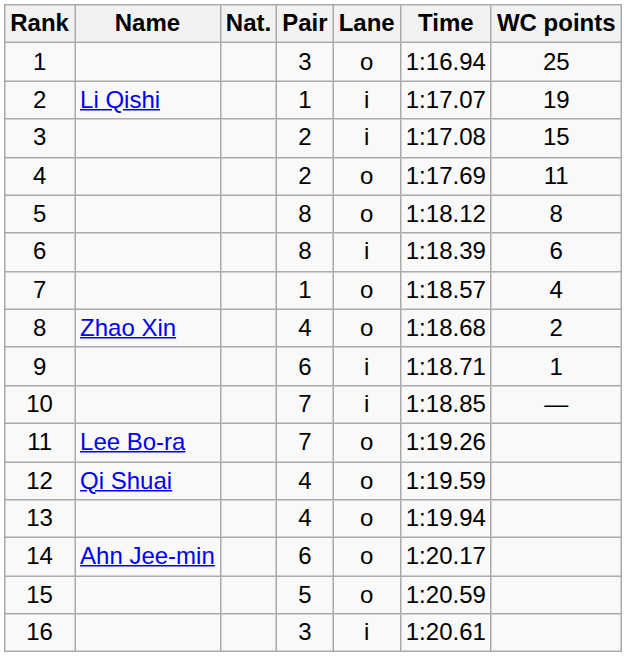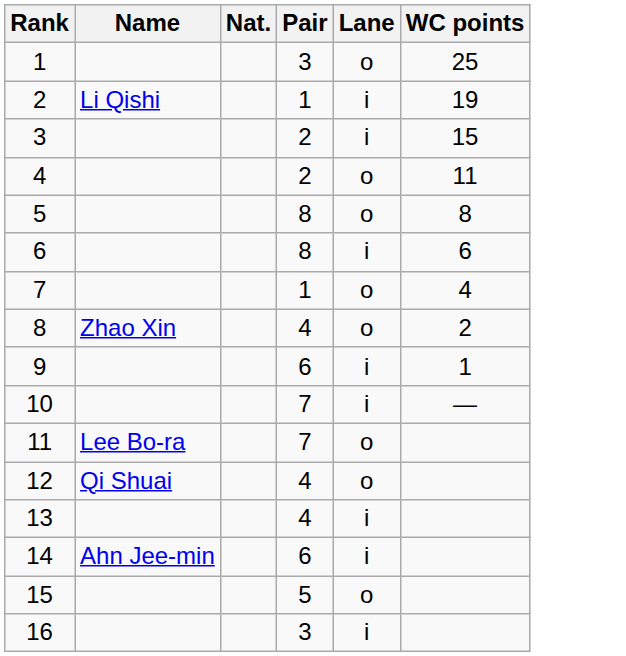- column: (446, 23)
(367, 518) o -> (367, 518) i
(367, 556) o -> (367, 556) i
